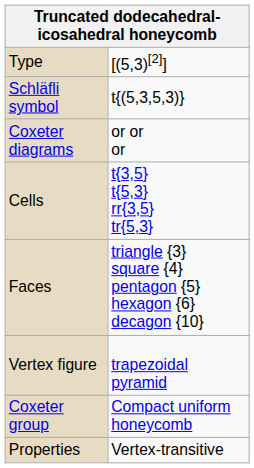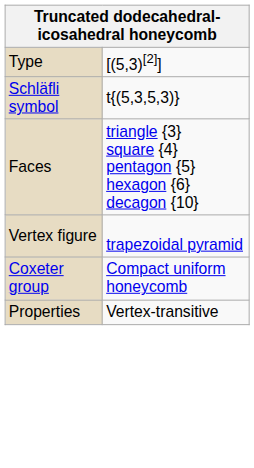- row: (41, 140)
- row: (26, 200)
